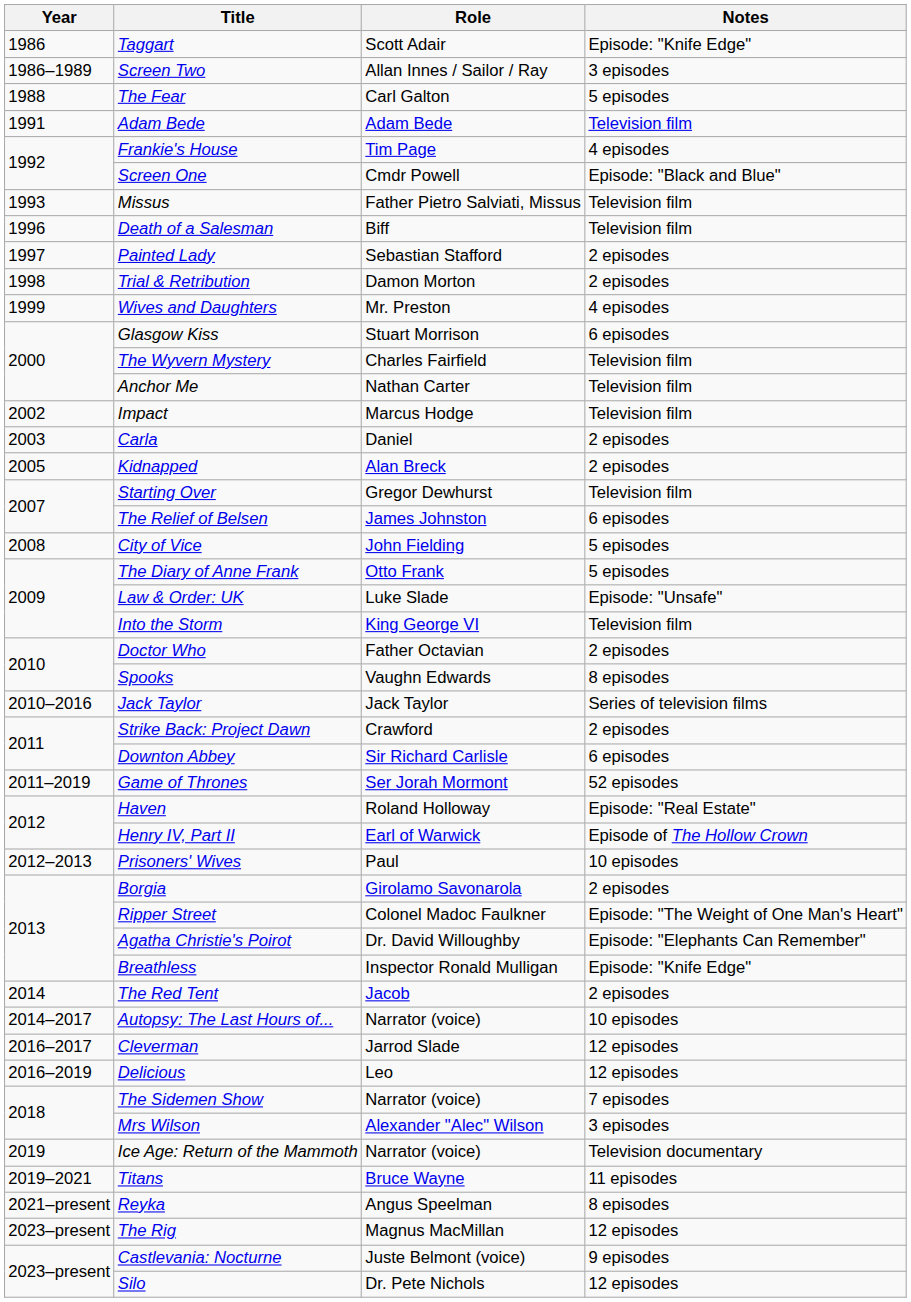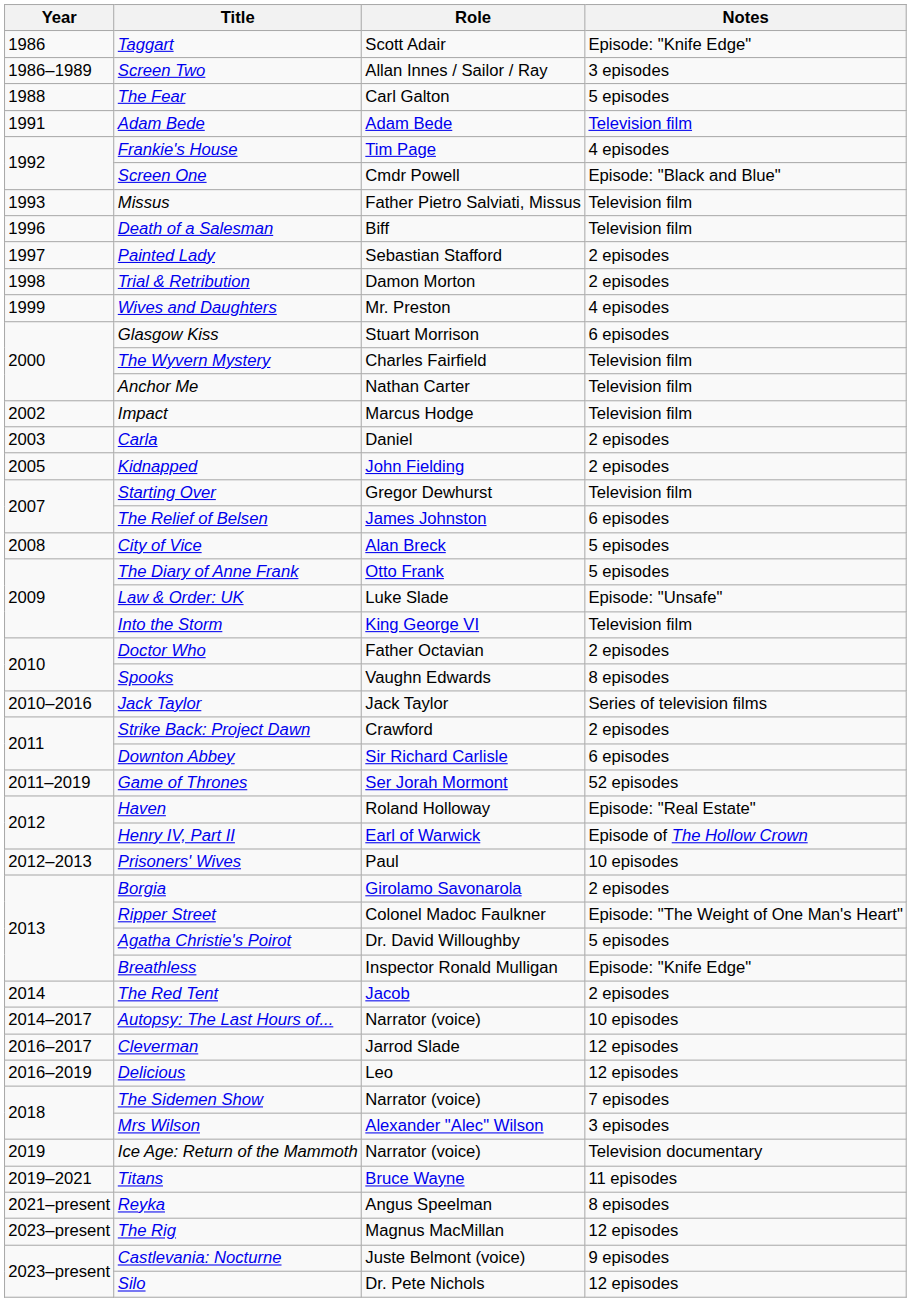(406, 466) Alan Breck -> (415, 466) John Fielding
(415, 545) John Fielding -> (406, 545) Alan Breck
(727, 941) Episode: "Elephants Can Remember" -> (629, 941) 5 episodes
